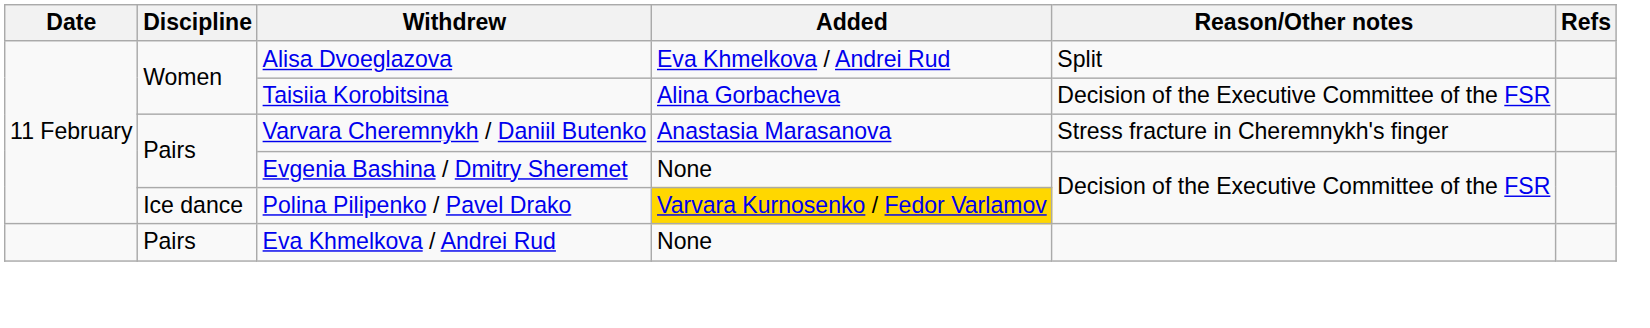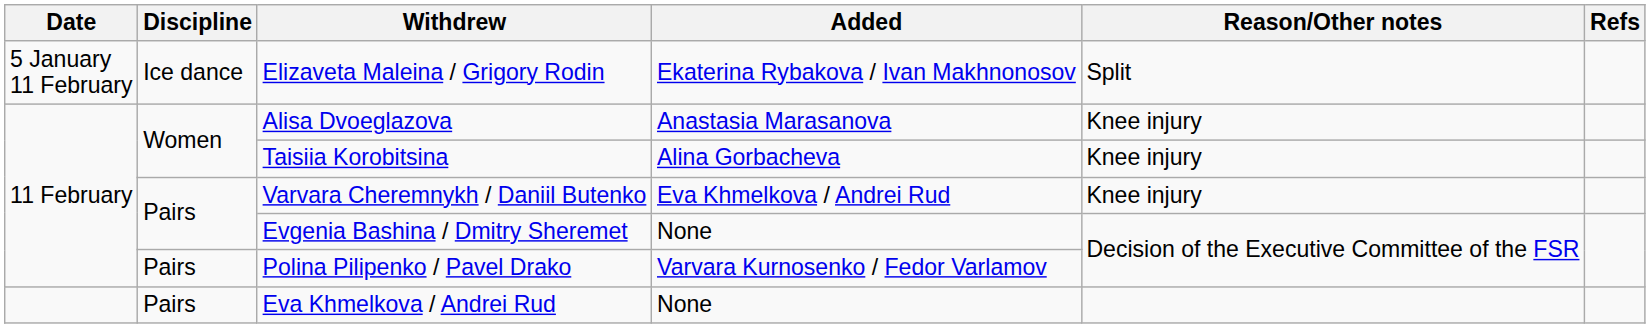+ row: (434, 72)
(804, 59) Eva Khmelkova / Andrei Rud -> (774, 121) Anastasia Marasanova
(1080, 59) Split -> (1144, 121) Knee injury
(1304, 95) Decision of the Executive Committee of the FSR -> (1144, 158) Knee injury
(774, 132) Anastasia Marasanova -> (804, 194) Eva Khmelkova / Andrei Rud
(1253, 132) Stress fracture in Cheremnykh's finger -> (1144, 194) Knee injury
(193, 205) Ice dance -> (169, 267) Pairs
(852, 205) gold background -> (852, 267) no background
